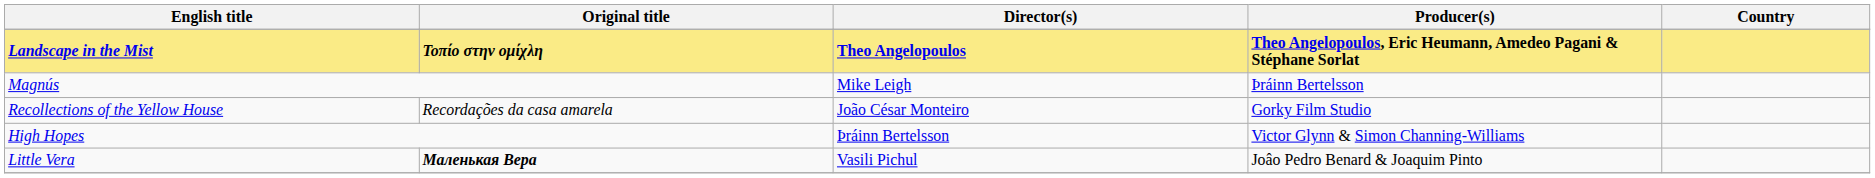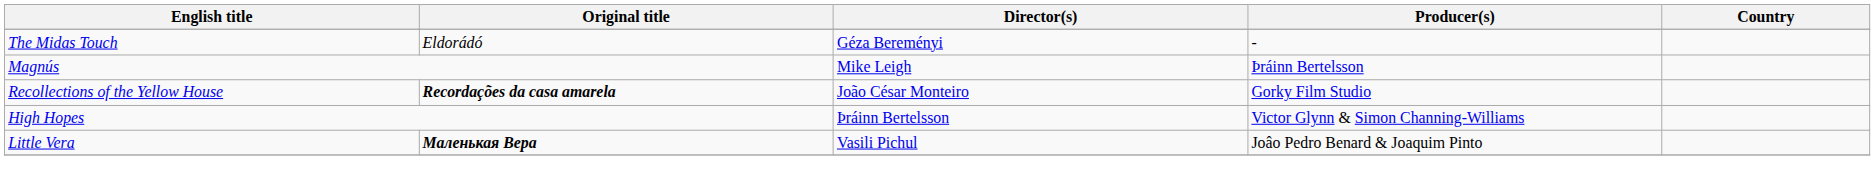- row: (81, 51)
+ row: (63, 42)
(518, 110) normal -> (519, 92) bold
